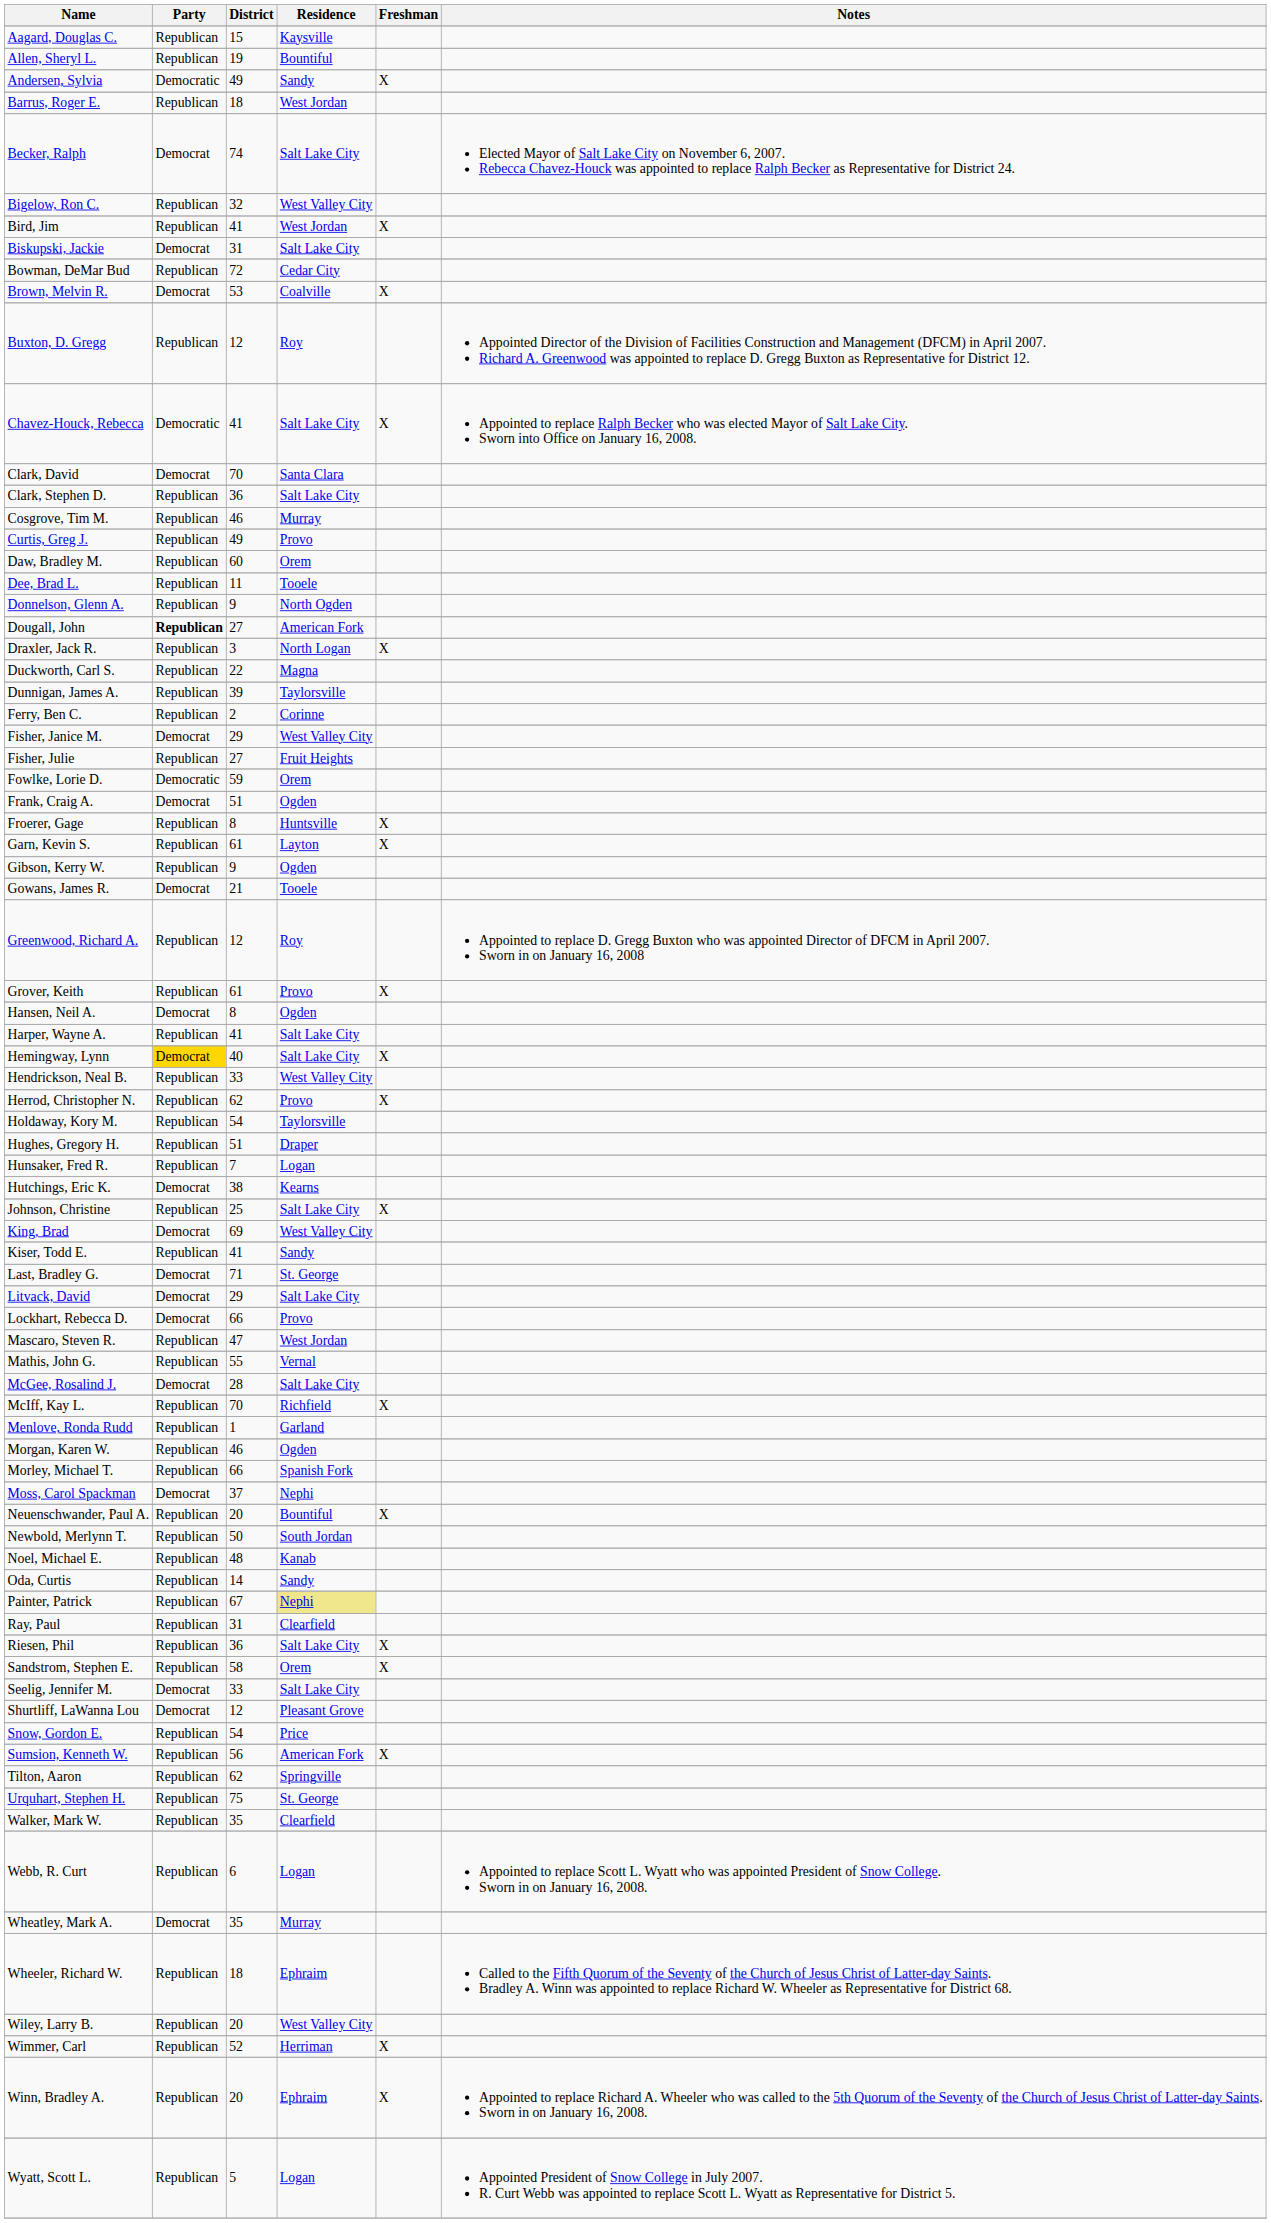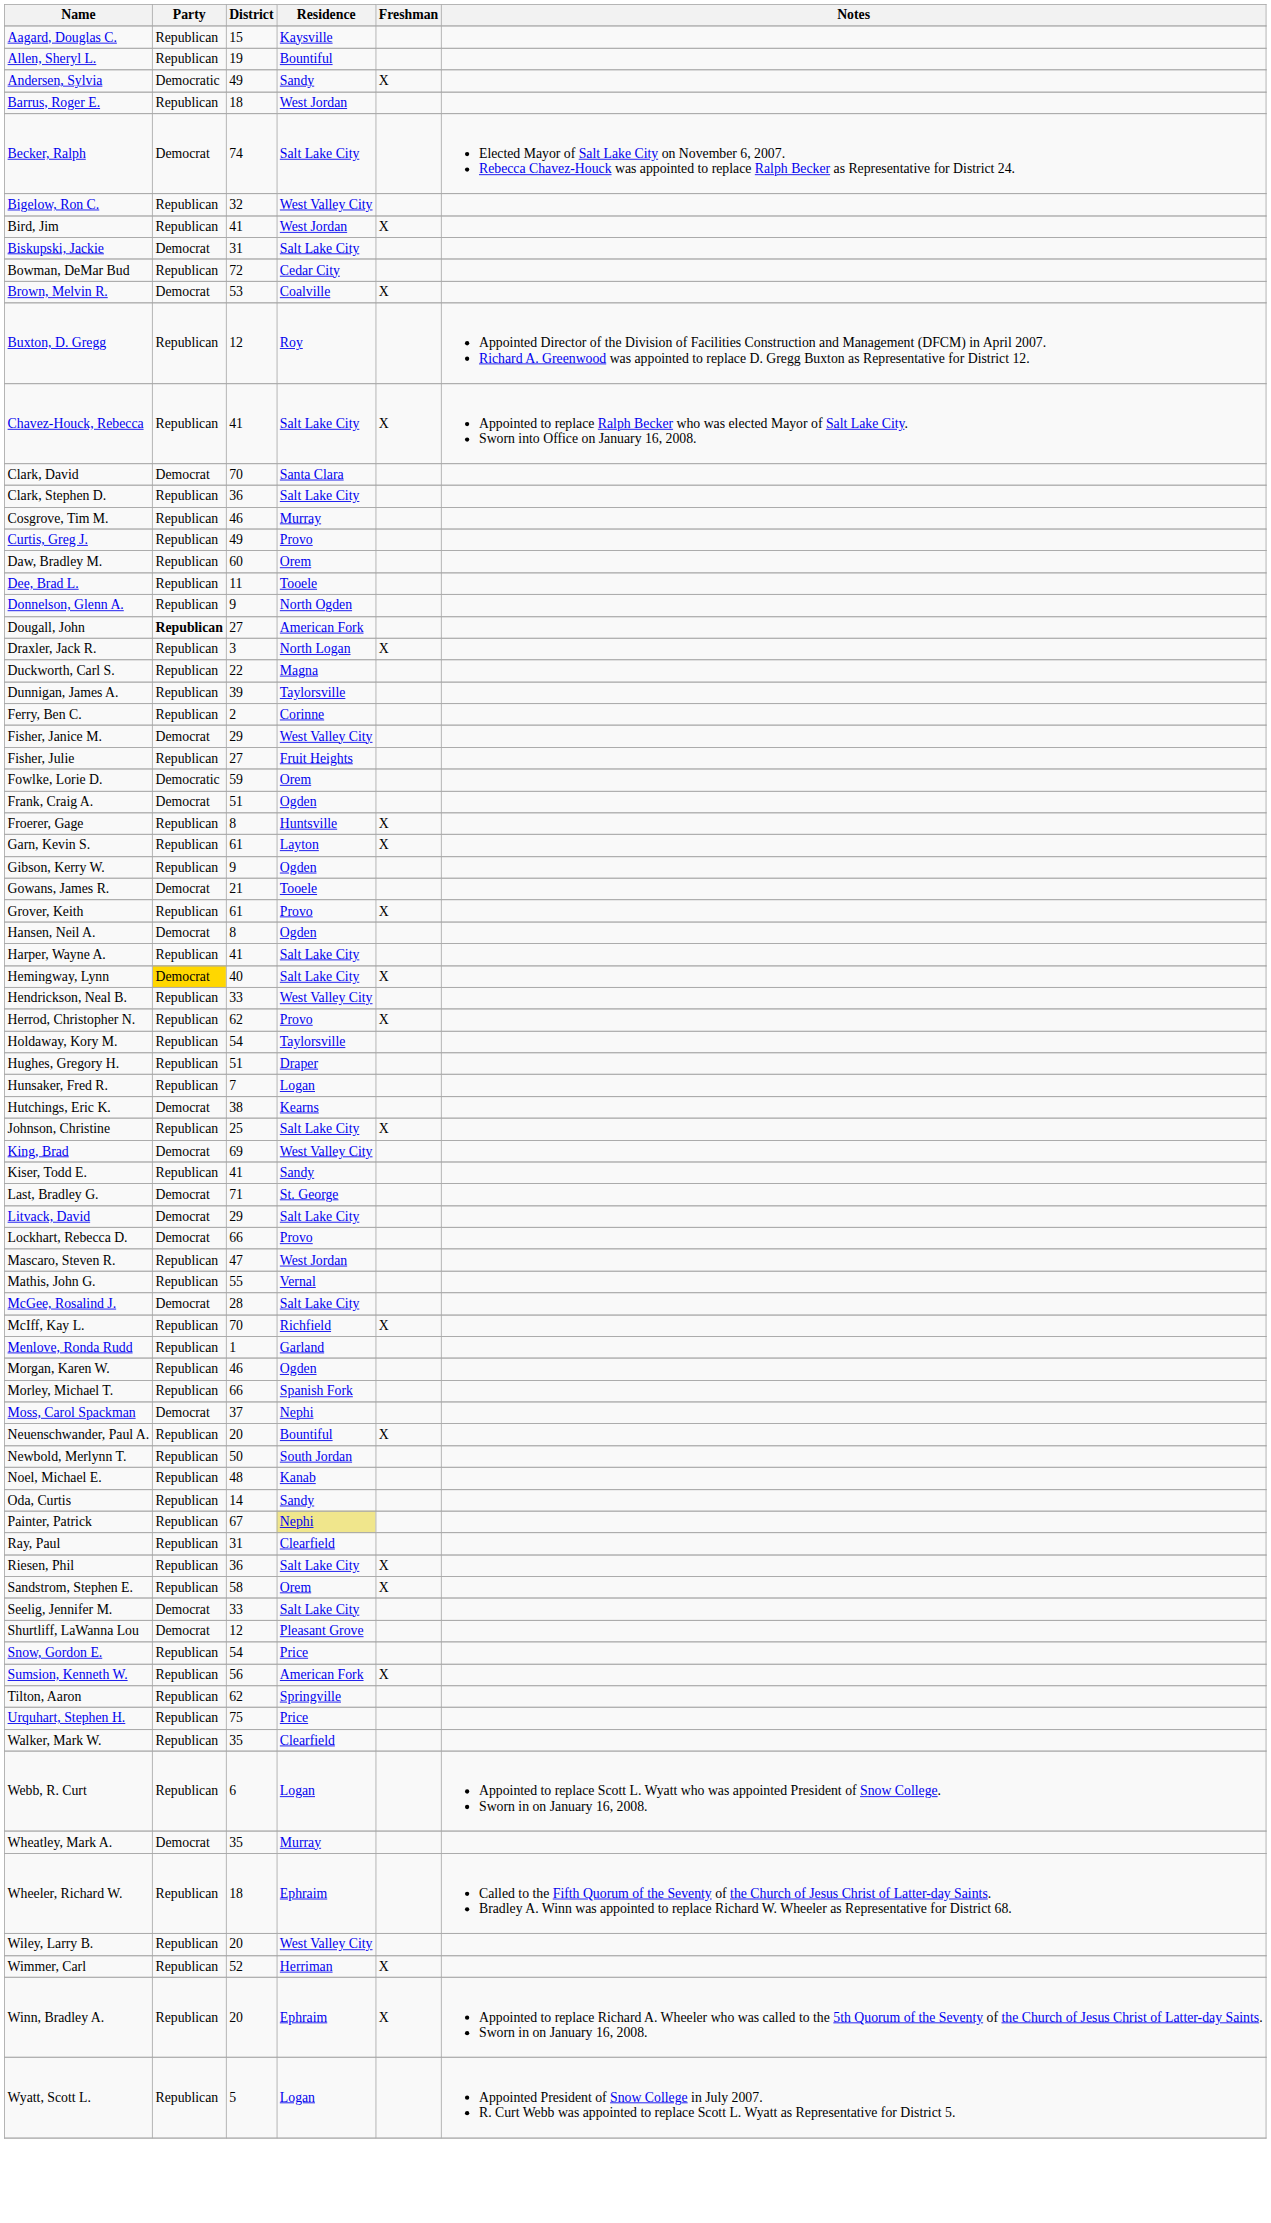(188, 423) Democratic -> (187, 423) Republican
- row: (73, 940)
(309, 1798) St. George -> (294, 1718) Price
